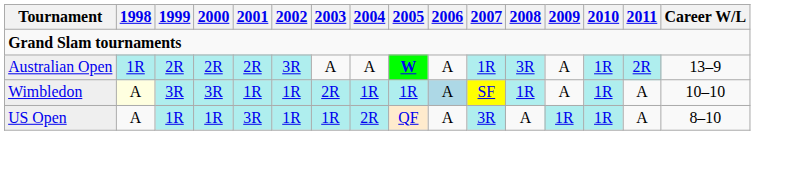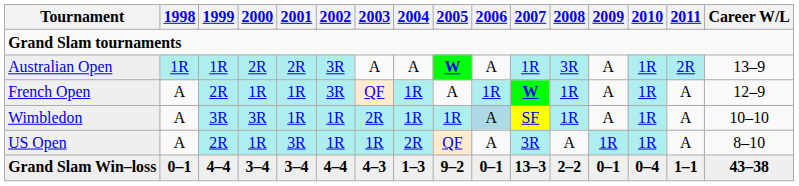(175, 67) 2R -> (218, 67) 1R
+ row: (49, 92)
(136, 92) lightyellow background -> (179, 117) no background
(175, 117) 1R -> (218, 142) 2R
+ row: (82, 167)
